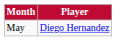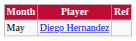+ column: (122, 12)
